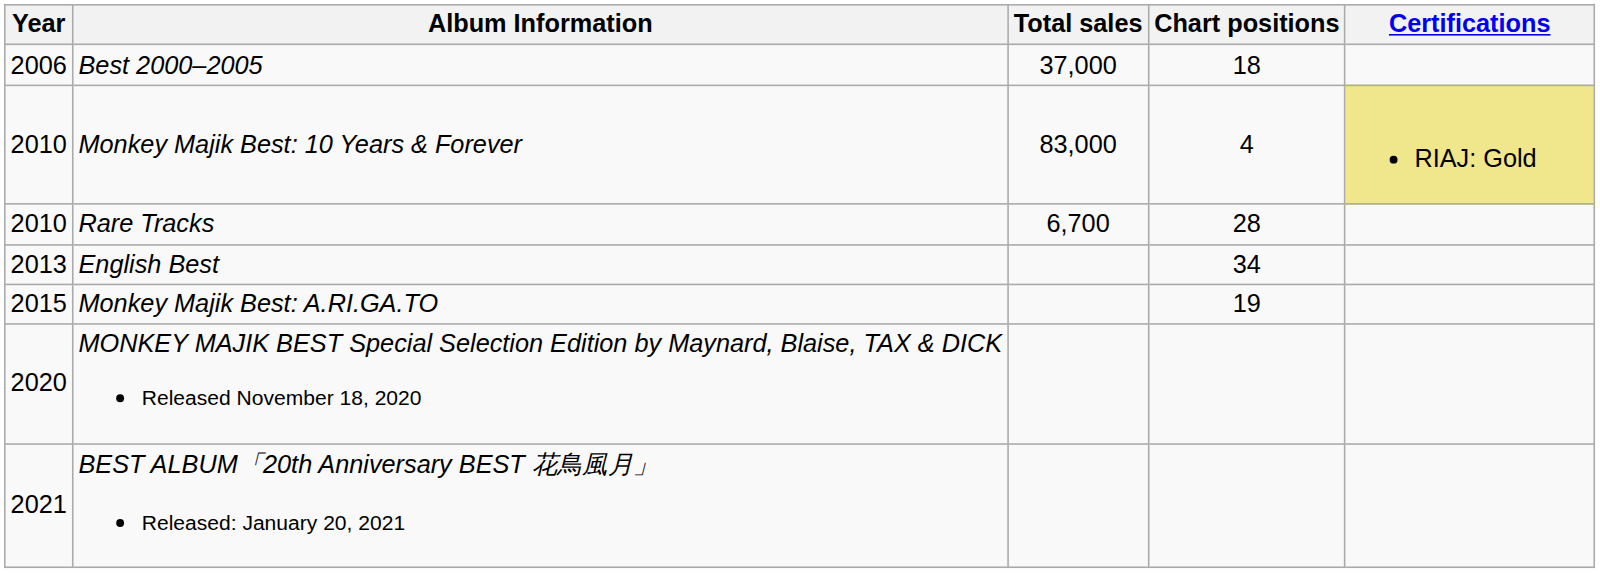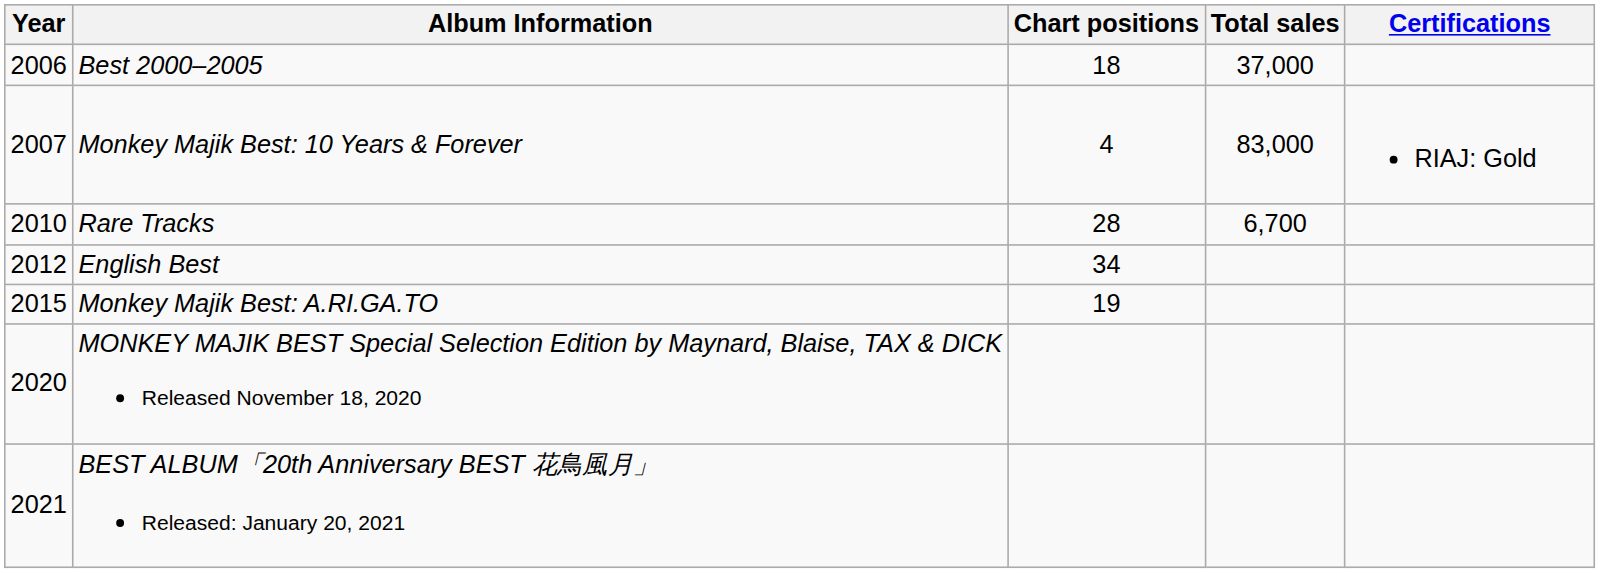columns swapped: (1247, 24) <-> (1078, 24)
(39, 144) 2010 -> (39, 144) 2007
(1470, 159) khaki background -> (1470, 159) no background
(39, 263) 2013 -> (39, 263) 2012
